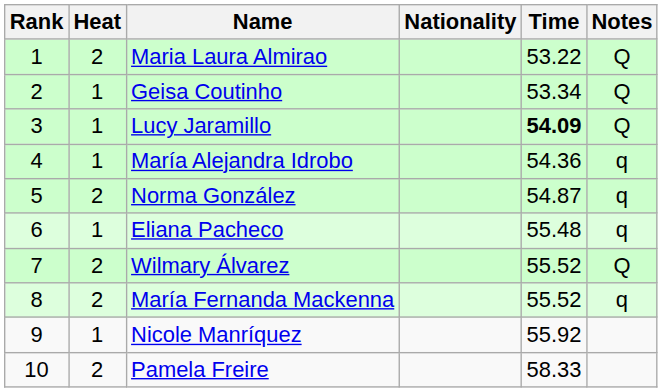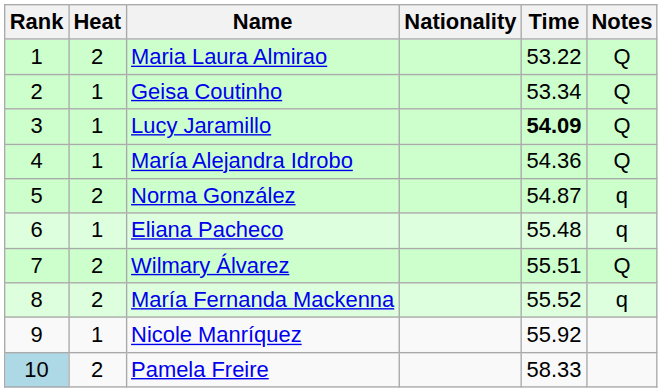(622, 160) q -> (622, 160) Q
(554, 265) 55.52 -> (554, 265) 55.51
(37, 369) no background -> (37, 369) lightblue background
